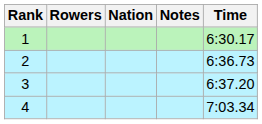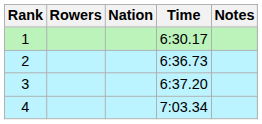columns swapped: (230, 15) <-> (180, 15)
